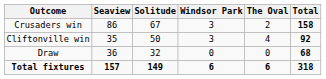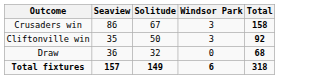- column: (268, 12)
